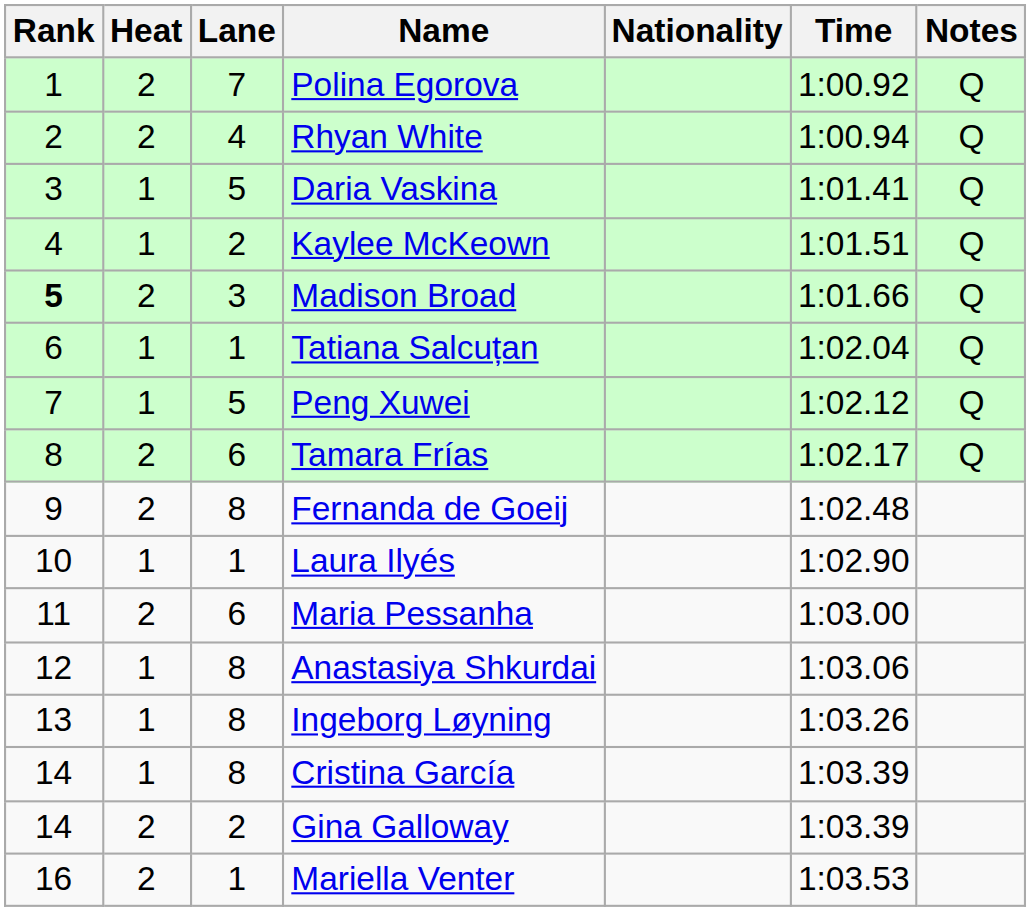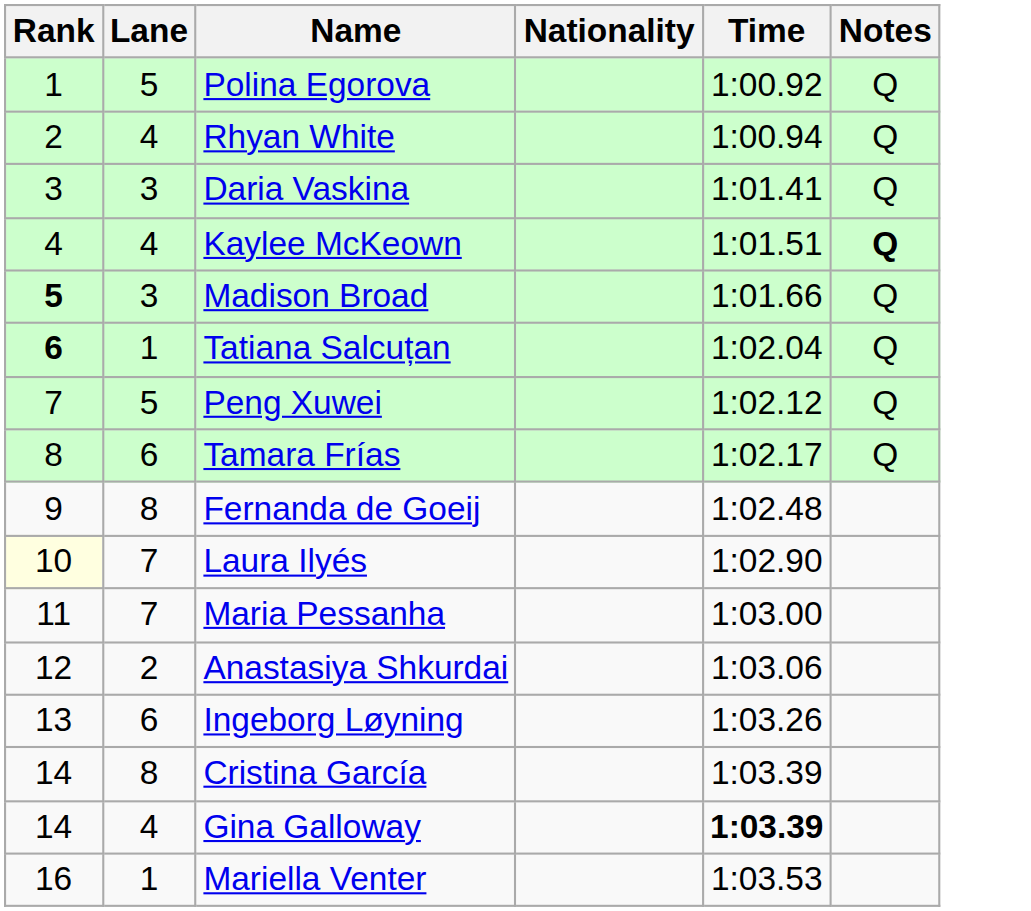- column: (146, 31)
(237, 84) 7 -> (149, 84) 5
(237, 190) 5 -> (149, 190) 3
(237, 243) 2 -> (149, 243) 4
(971, 243) normal -> (885, 243) bold
(54, 349) normal -> (54, 349) bold
(54, 561) no background -> (54, 561) lightyellow background
(237, 561) 1 -> (149, 561) 7
(237, 614) 6 -> (149, 614) 7
(237, 667) 8 -> (149, 667) 2
(237, 720) 8 -> (149, 720) 6
(237, 826) 2 -> (149, 826) 4
(854, 826) normal -> (767, 826) bold
